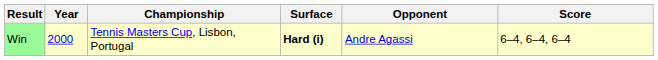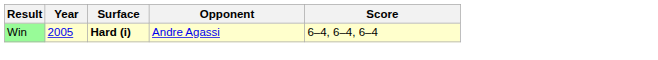- column: (184, 14)
(60, 39) 2000 -> (60, 33) 2005
